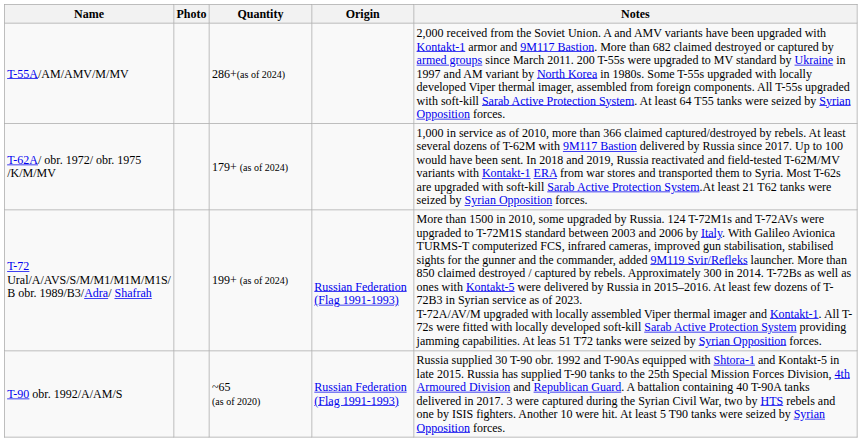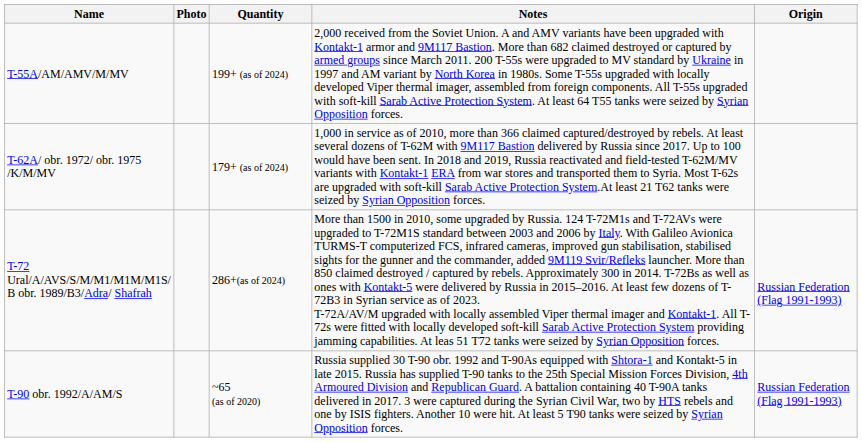columns swapped: (363, 14) <-> (635, 14)
(249, 73) 286+(as of 2024) -> (250, 73) 199+ (as of 2024)
(250, 280) 199+ (as of 2024) -> (249, 280) 286+(as of 2024)
